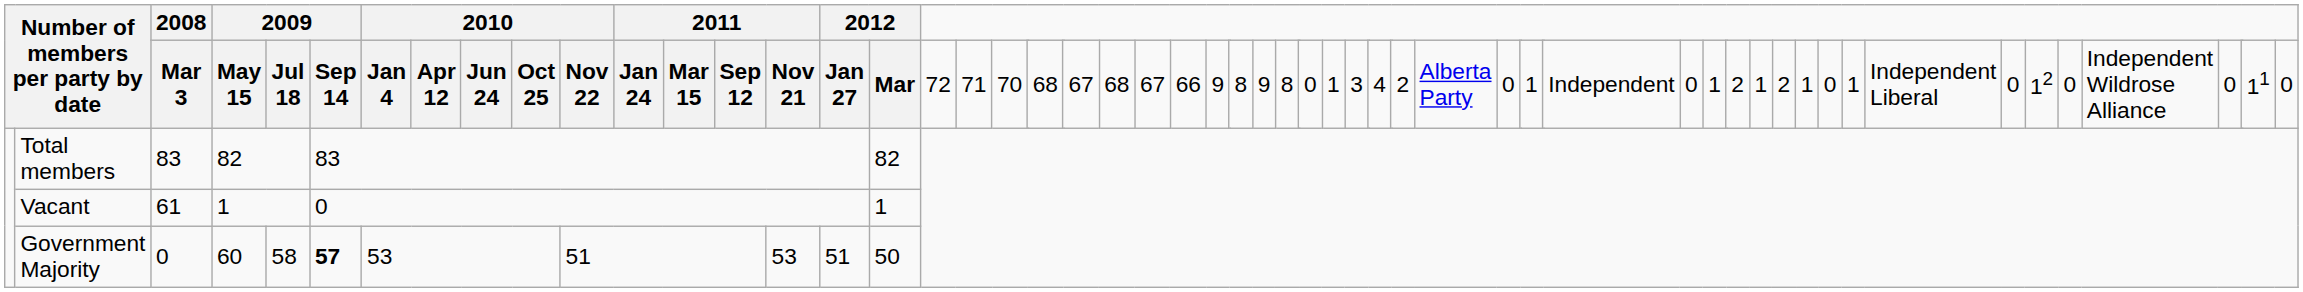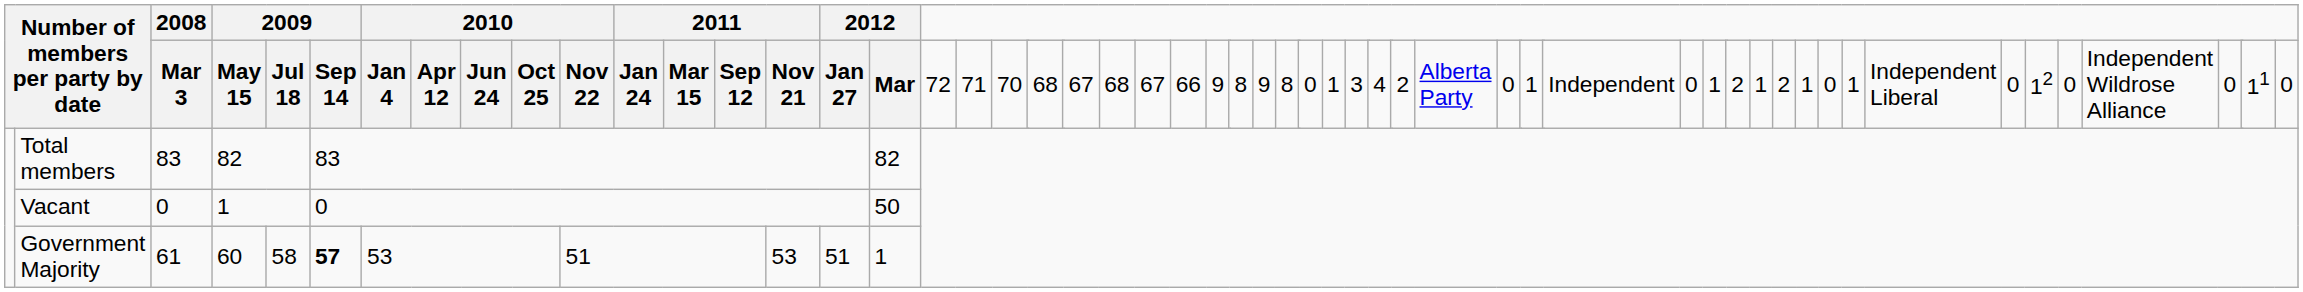(169, 207) 61 -> (162, 207) 0
(881, 207) 1 -> (887, 207) 50
(162, 256) 0 -> (169, 256) 61
(887, 256) 50 -> (881, 256) 1
